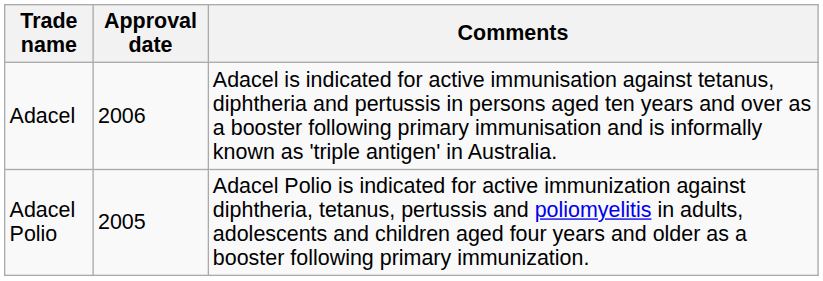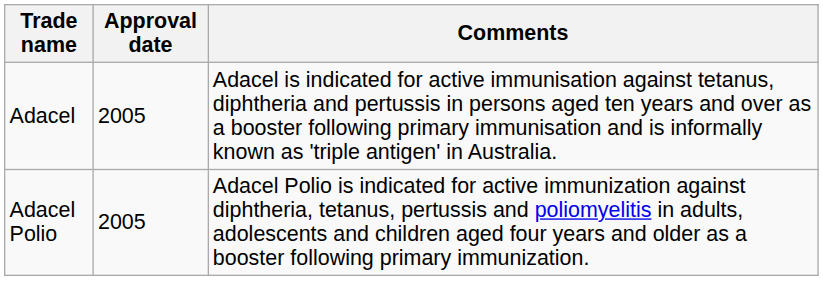(122, 115) 2006 -> (122, 115) 2005
